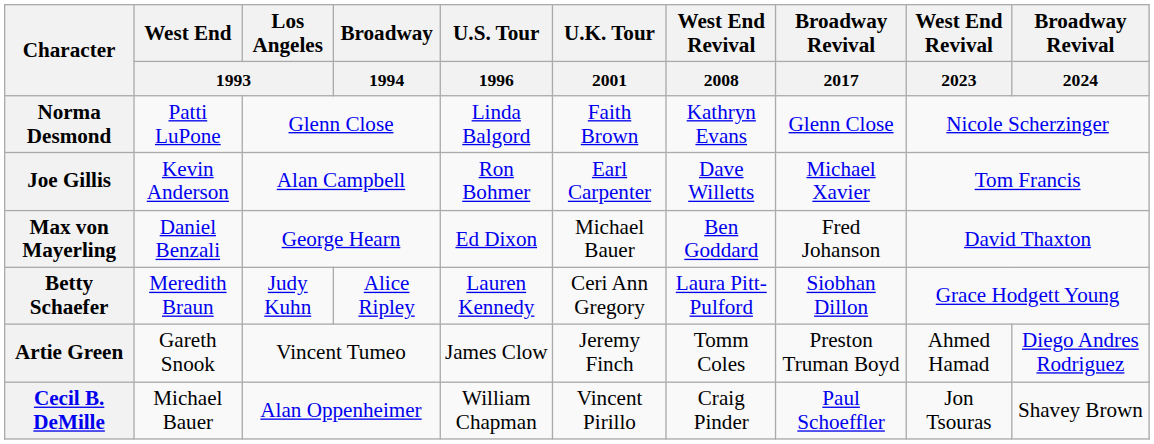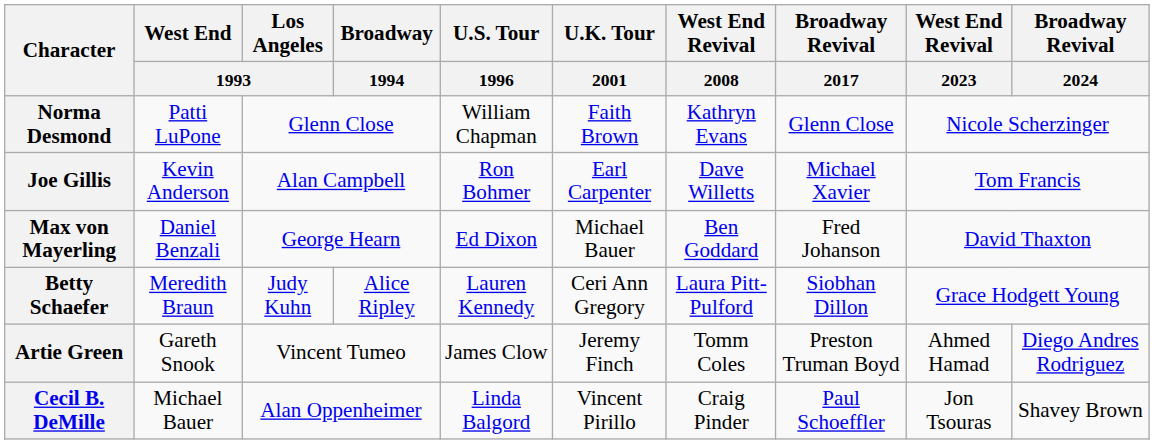(496, 123) Linda Balgord -> (496, 123) William Chapman
(496, 410) William Chapman -> (496, 410) Linda Balgord
